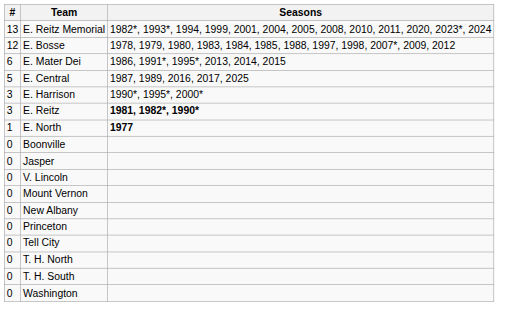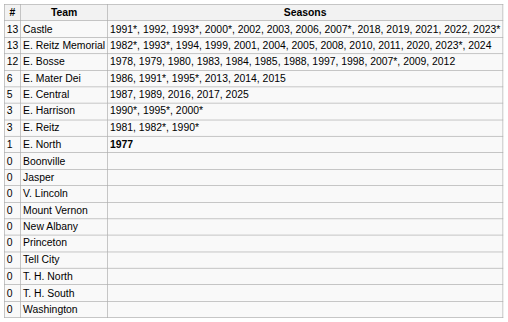+ row: (38, 29)
(154, 111) bold -> (154, 128) normal
